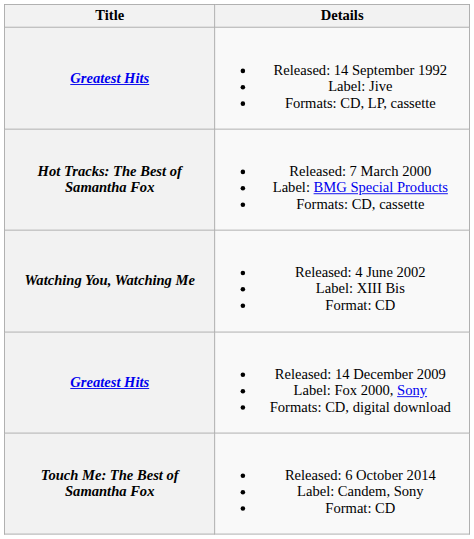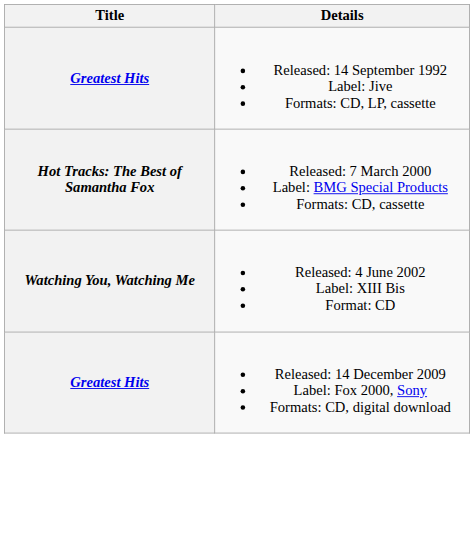- row: (342, 492)
